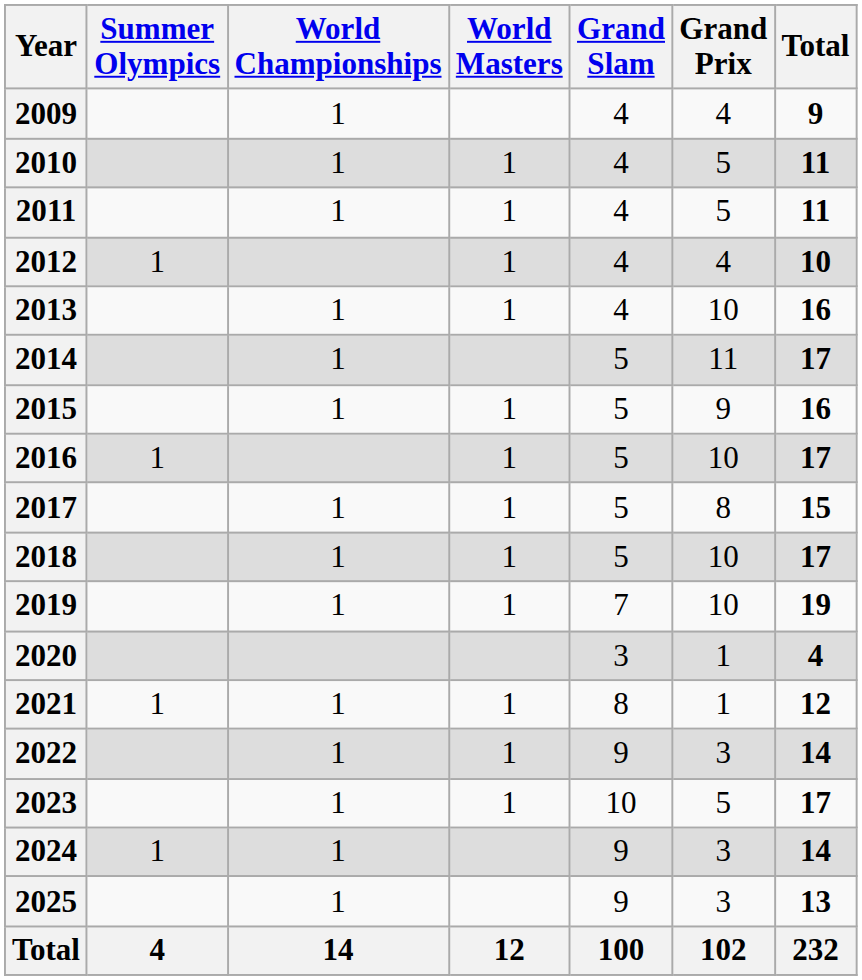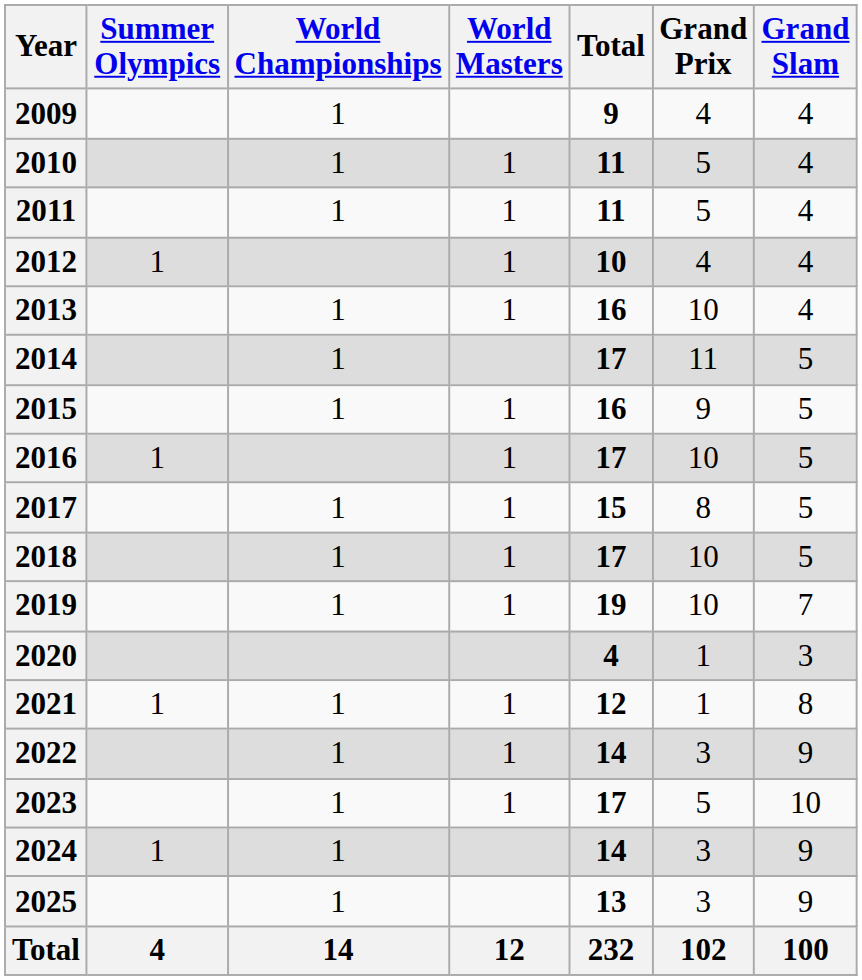columns swapped: (621, 46) <-> (816, 46)
